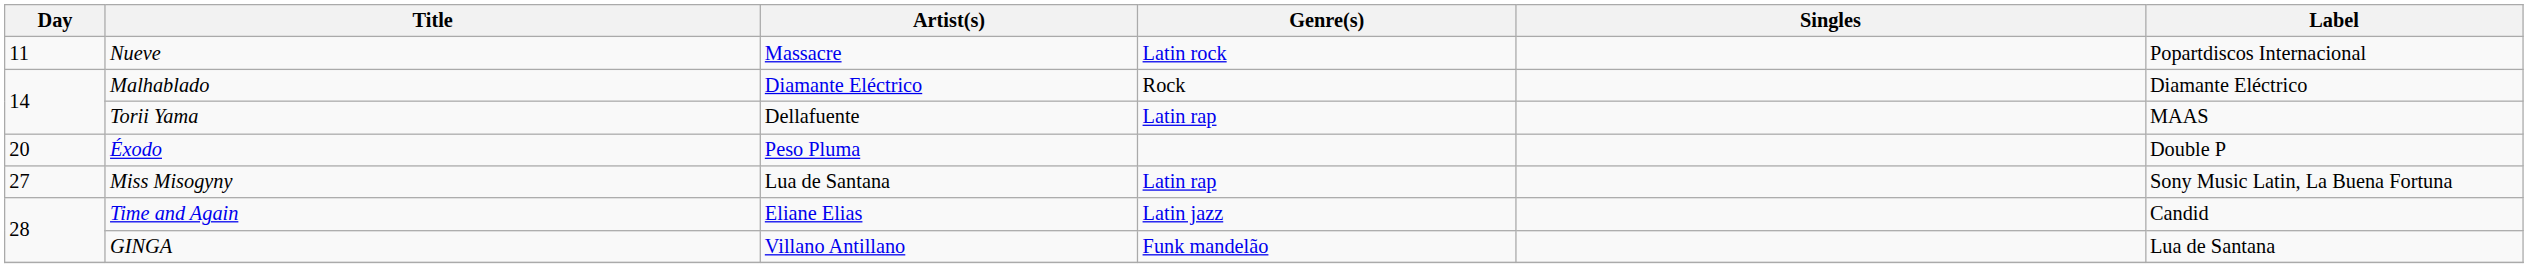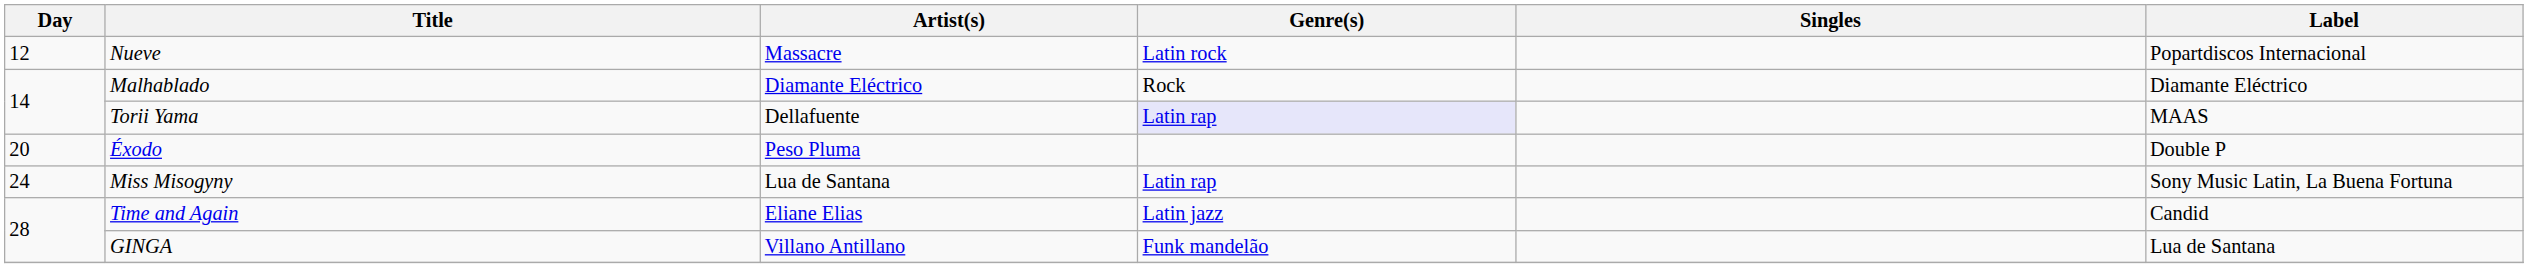(19, 52) 11 -> (19, 52) 12
(1180, 117) no background -> (1180, 117) lavender background
(19, 181) 27 -> (19, 181) 24
